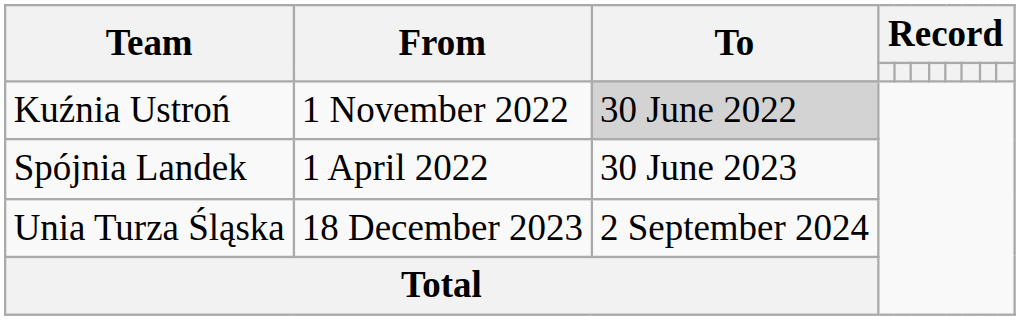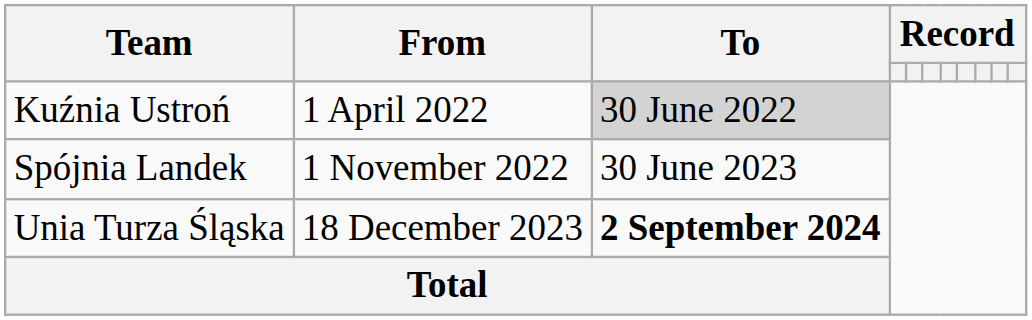(435, 109) 1 November 2022 -> (395, 109) 1 April 2022
(395, 168) 1 April 2022 -> (435, 168) 1 November 2022
(734, 226) normal -> (740, 226) bold
